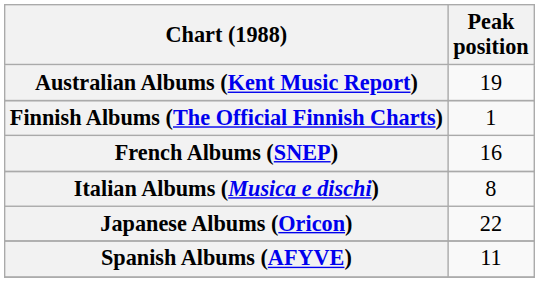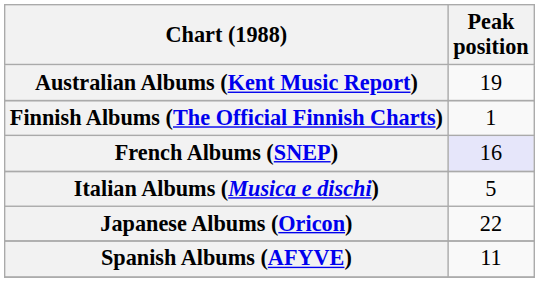(491, 152) no background -> (491, 152) lavender background
(491, 188) 8 -> (491, 188) 5
